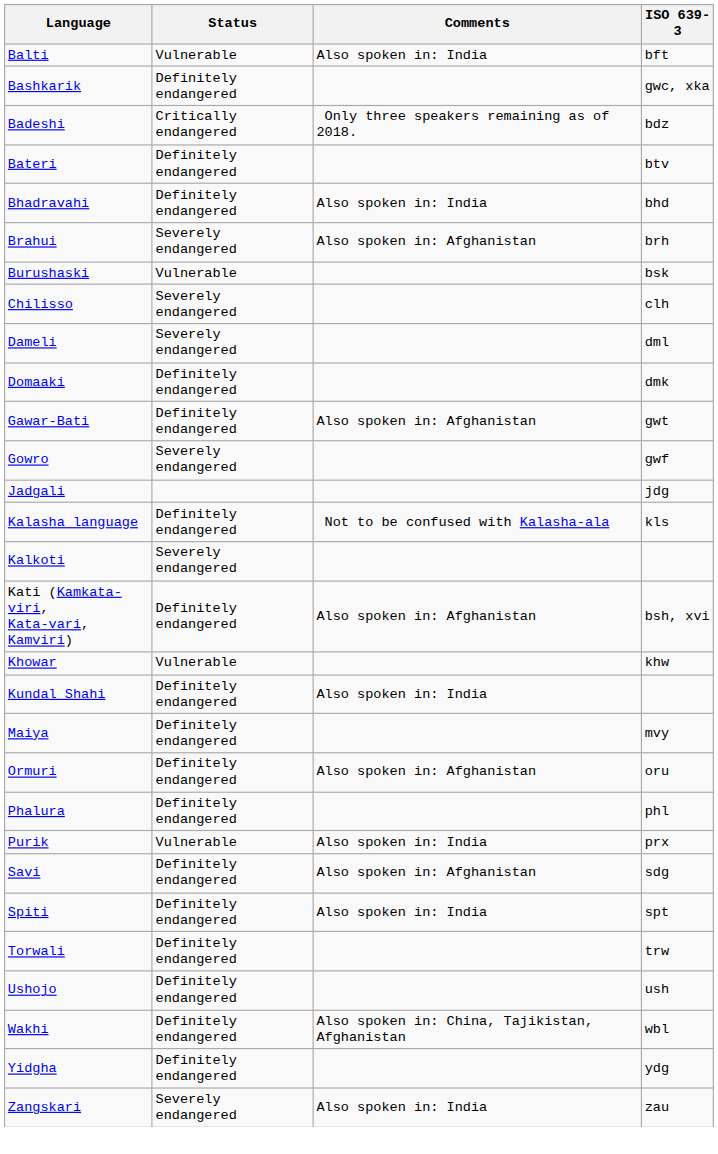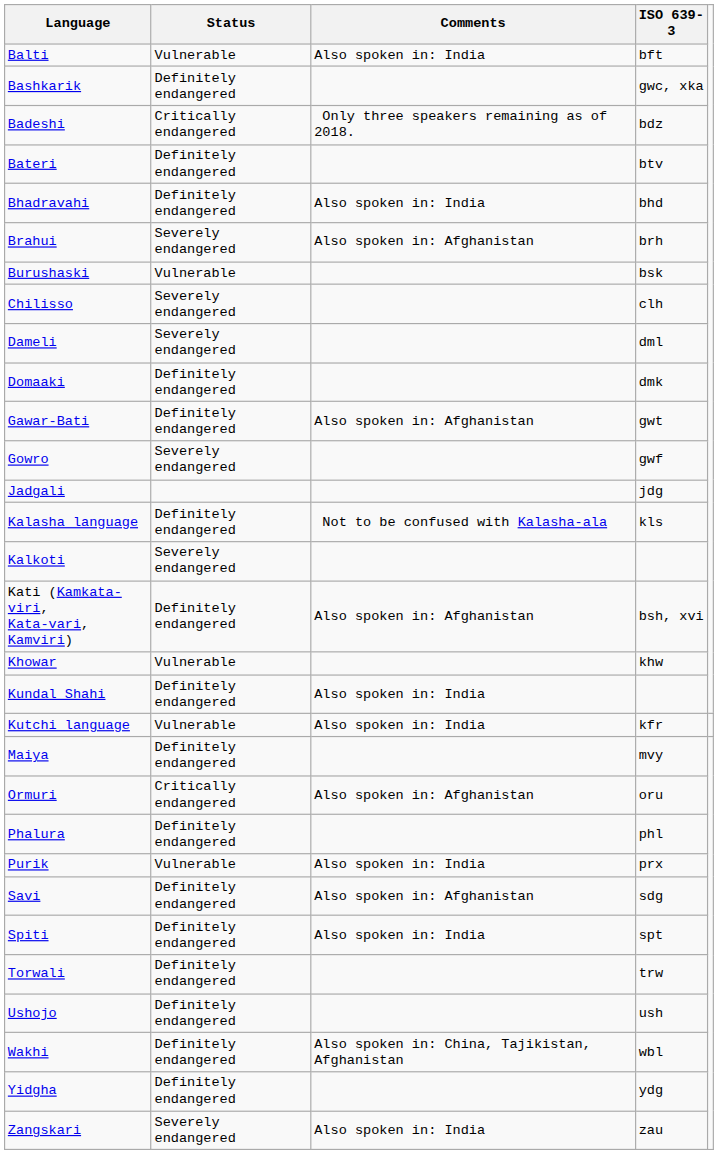+ row: (69, 725)
(196, 772) Definitely endangered -> (195, 795) Critically endangered
